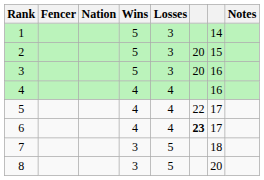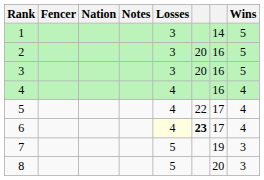columns swapped: (135, 14) <-> (242, 14)
(216, 52) 15 -> (218, 52) 16
(170, 128) no background -> (173, 128) lightyellow background
(216, 147) 18 -> (218, 147) 19
